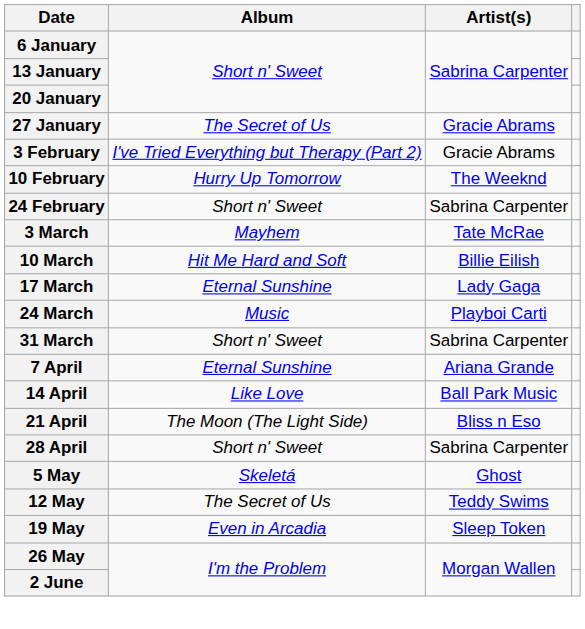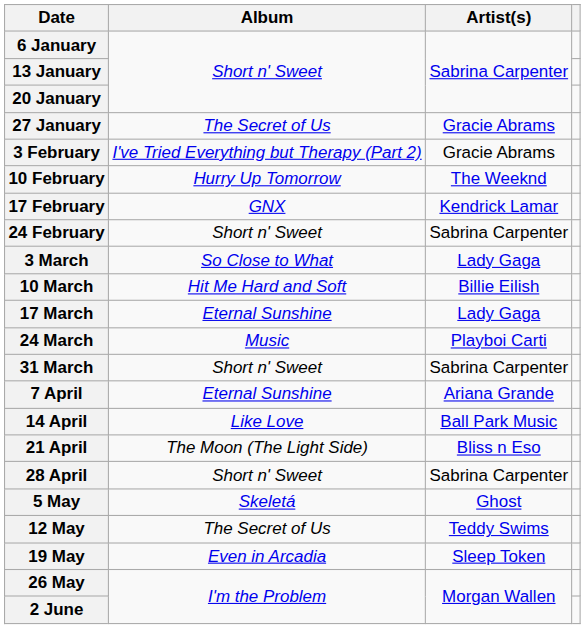+ row: (57, 206)
(267, 233) Mayhem -> (267, 260) So Close to What
(499, 233) Tate McRae -> (499, 260) Lady Gaga
